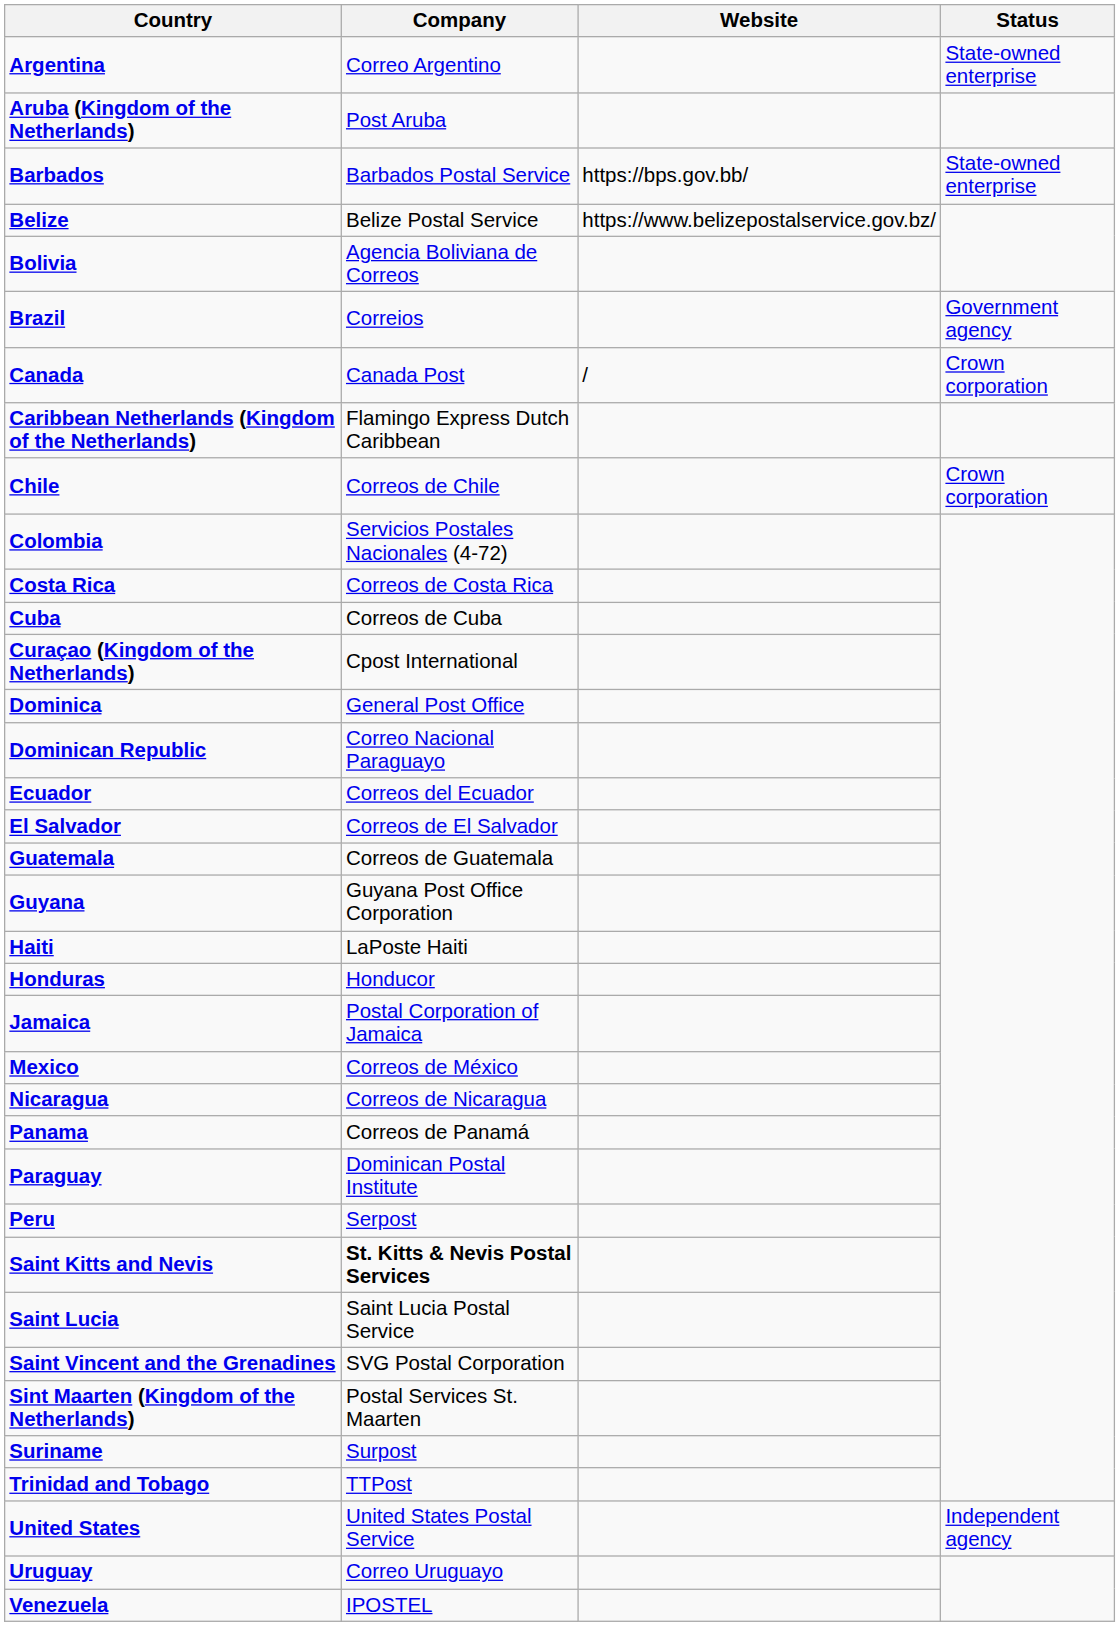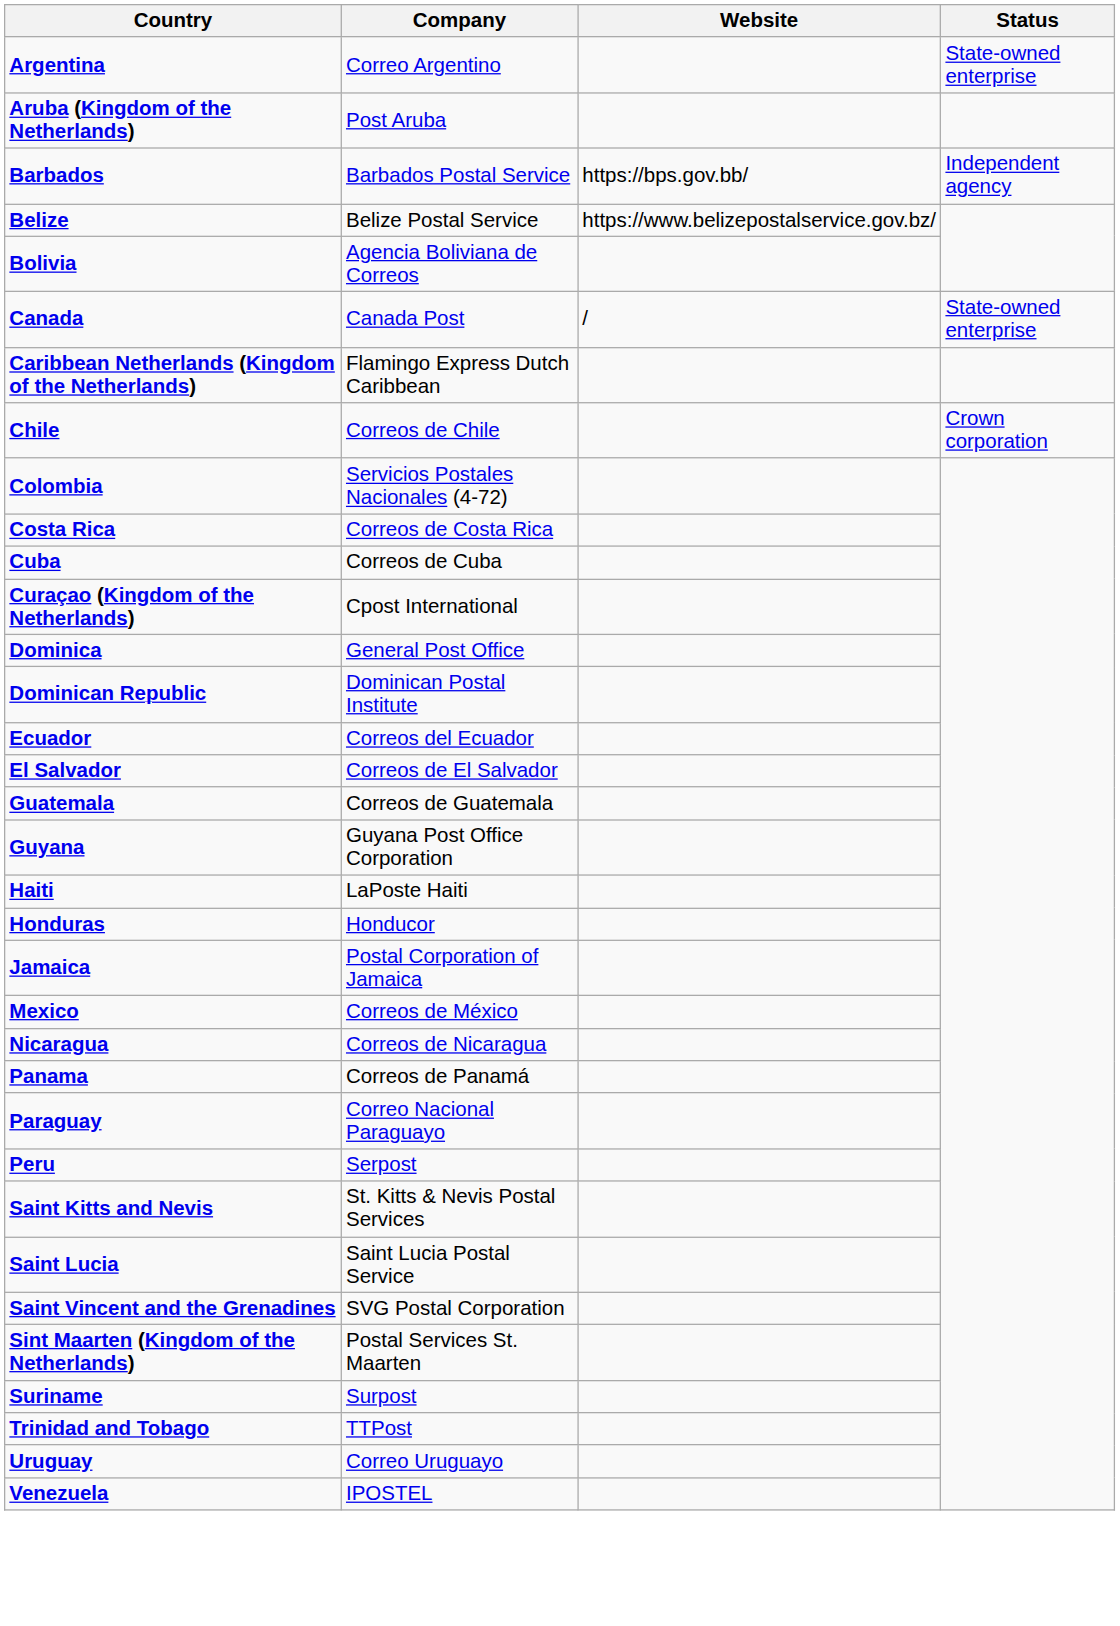(1003, 175) State-owned enterprise -> (1002, 175) Independent agency
- row: (37, 319)
(997, 374) Crown corporation -> (1003, 319) State-owned enterprise
(420, 749) Correo Nacional Paraguayo -> (426, 694) Dominican Postal Institute
(426, 1176) Dominican Postal Institute -> (420, 1120) Correo Nacional Paraguayo
(459, 1264) bold -> (451, 1208) normal
- row: (75, 1528)
